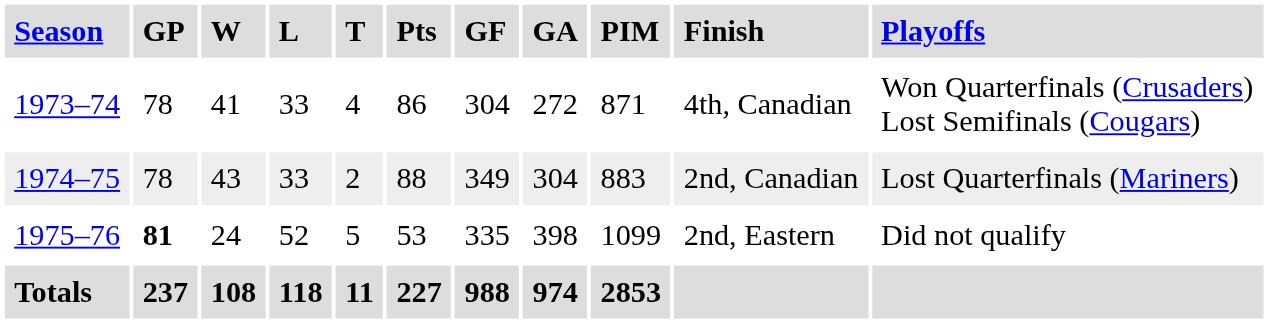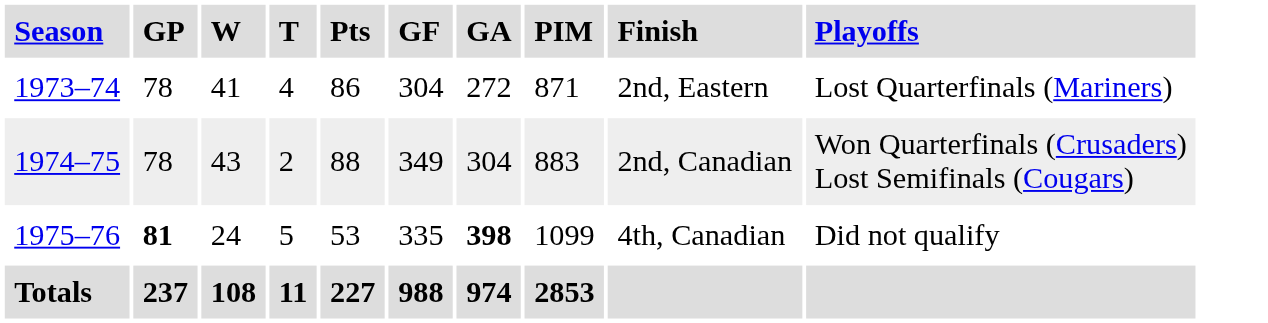- column: (289, 30)
(768, 104) 4th, Canadian -> (693, 87) 2nd, Eastern
(1067, 104) Won Quarterfinals (Crusaders) Lost Semifinals (Cougars) -> (994, 87) Lost Quarterfinals (Mariners)
(1060, 178) Lost Quarterfinals (Mariners) -> (1001, 161) Won Quarterfinals (Crusaders) Lost Semifinals (Cougars)
(555, 234) normal -> (489, 234) bold
(759, 234) 2nd, Eastern -> (701, 234) 4th, Canadian
